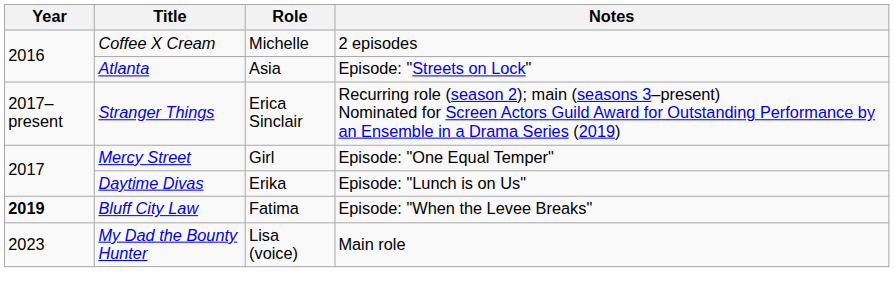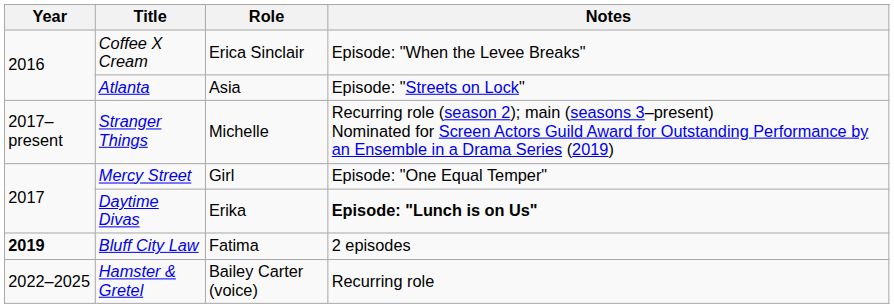(279, 43) Michelle -> (257, 52) Erica Sinclair
(378, 43) 2 episodes -> (459, 52) Episode: "When the Levee Breaks"
(276, 113) Erica Sinclair -> (239, 131) Michelle
(432, 183) normal -> (435, 211) bold
(465, 209) Episode: "When the Levee Breaks" -> (371, 246) 2 episodes
+ row: (137, 281)
- row: (168, 244)
